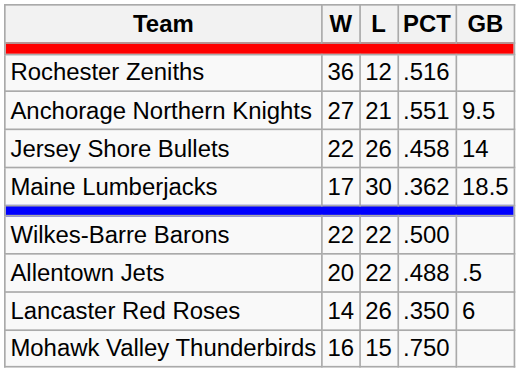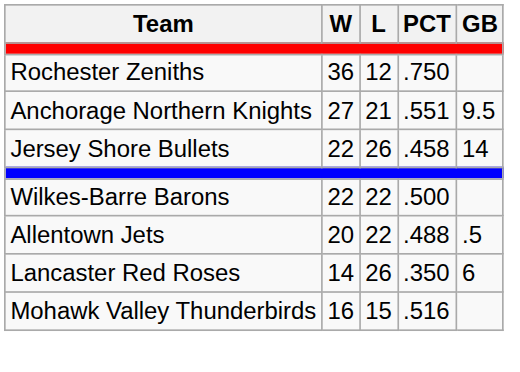(426, 73) .516 -> (426, 73) .750
- row: (114, 186)
(426, 349) .750 -> (426, 311) .516
